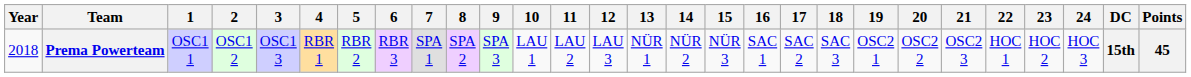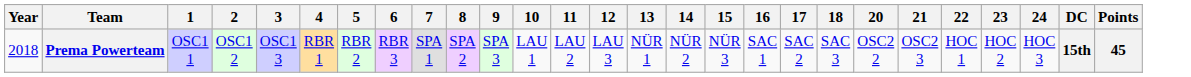- column: (876, 16)
